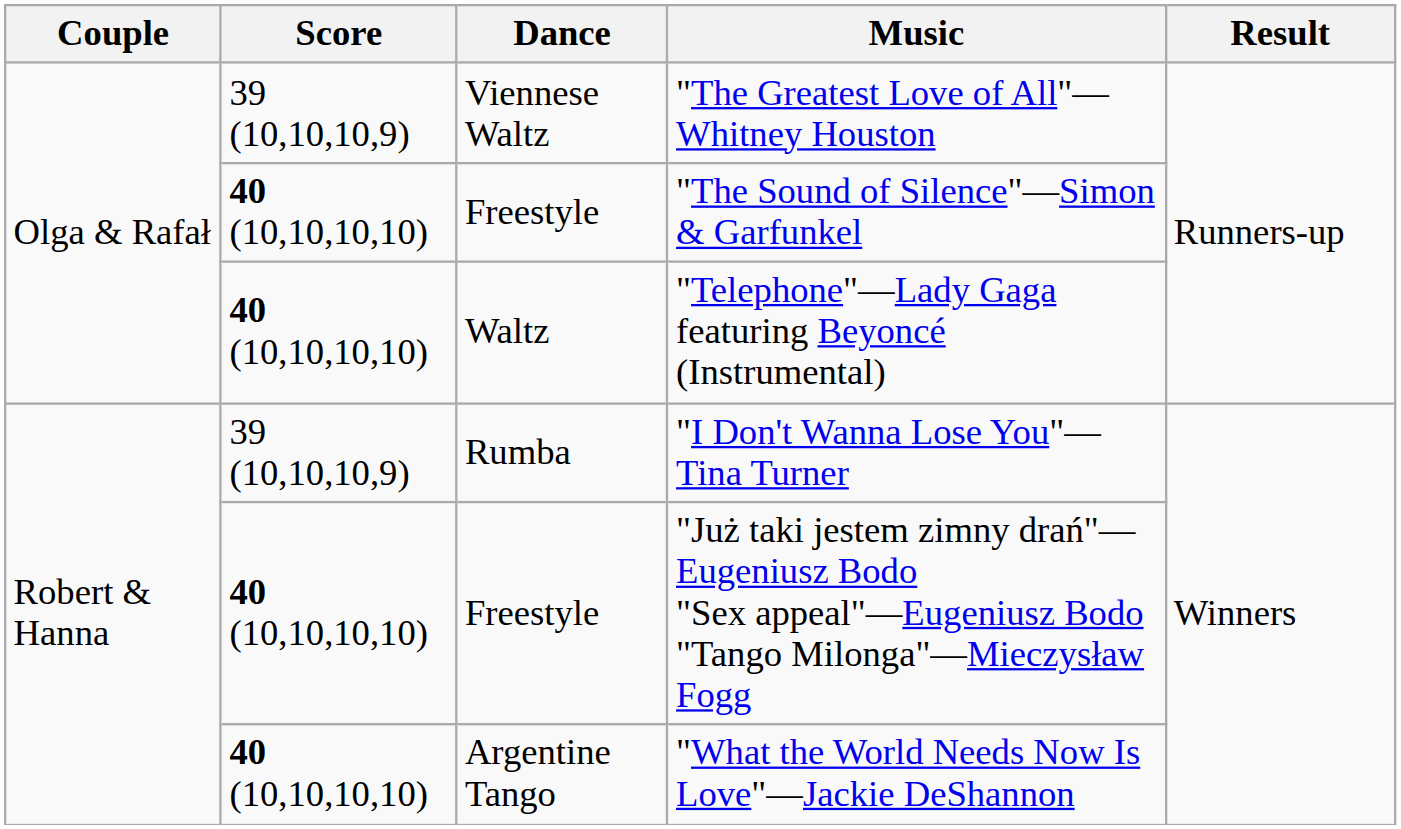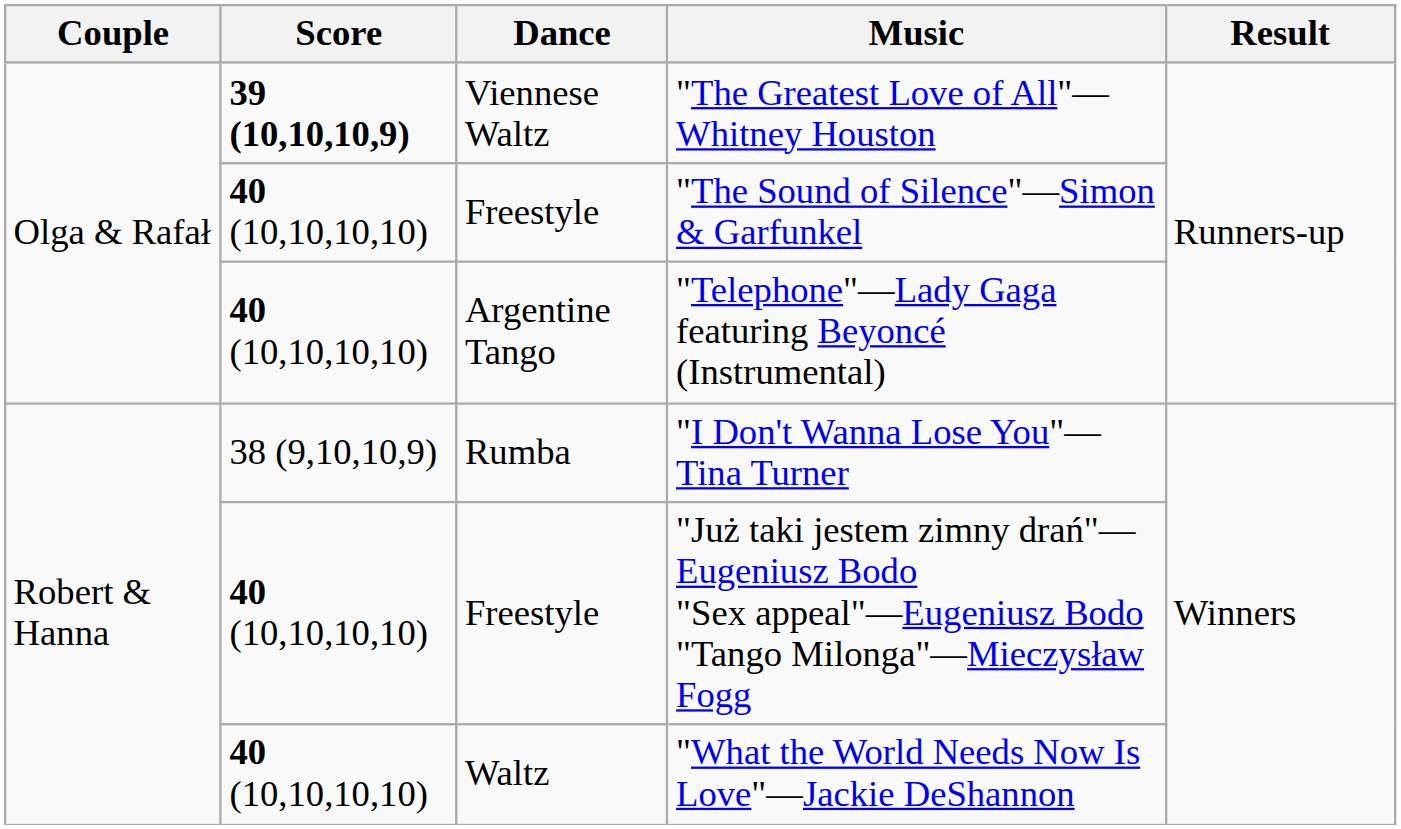(320, 112) normal -> (320, 112) bold
(507, 331) Waltz -> (538, 331) Argentine Tango
(320, 451) 39 (10,10,10,9) -> (333, 451) 38 (9,10,10,9)
(538, 773) Argentine Tango -> (507, 773) Waltz
